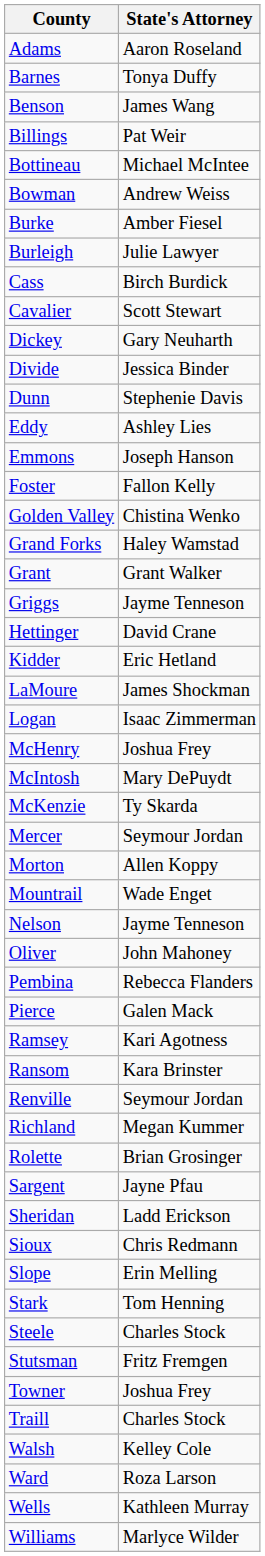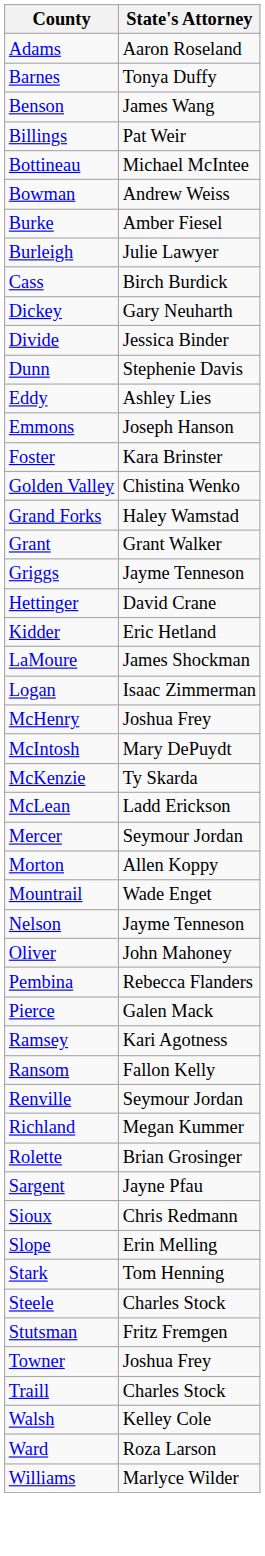- row: (40, 310)
(169, 485) Fallon Kelly -> (173, 456) Kara Brinster
+ row: (39, 806)
(173, 1069) Kara Brinster -> (169, 1069) Fallon Kelly
- row: (42, 1215)
- row: (30, 1507)
